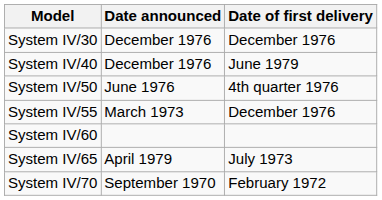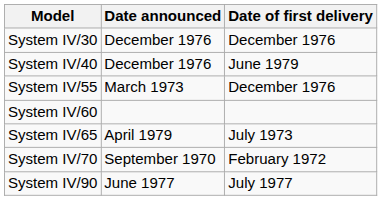- row: (53, 87)
+ row: (53, 183)
